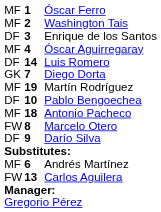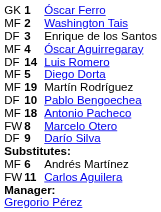(13, 10) MF -> (13, 10) GK
(13, 74) GK -> (13, 74) MF
(27, 74) 7 -> (27, 74) 5
(31, 177) 13 -> (30, 177) 11
